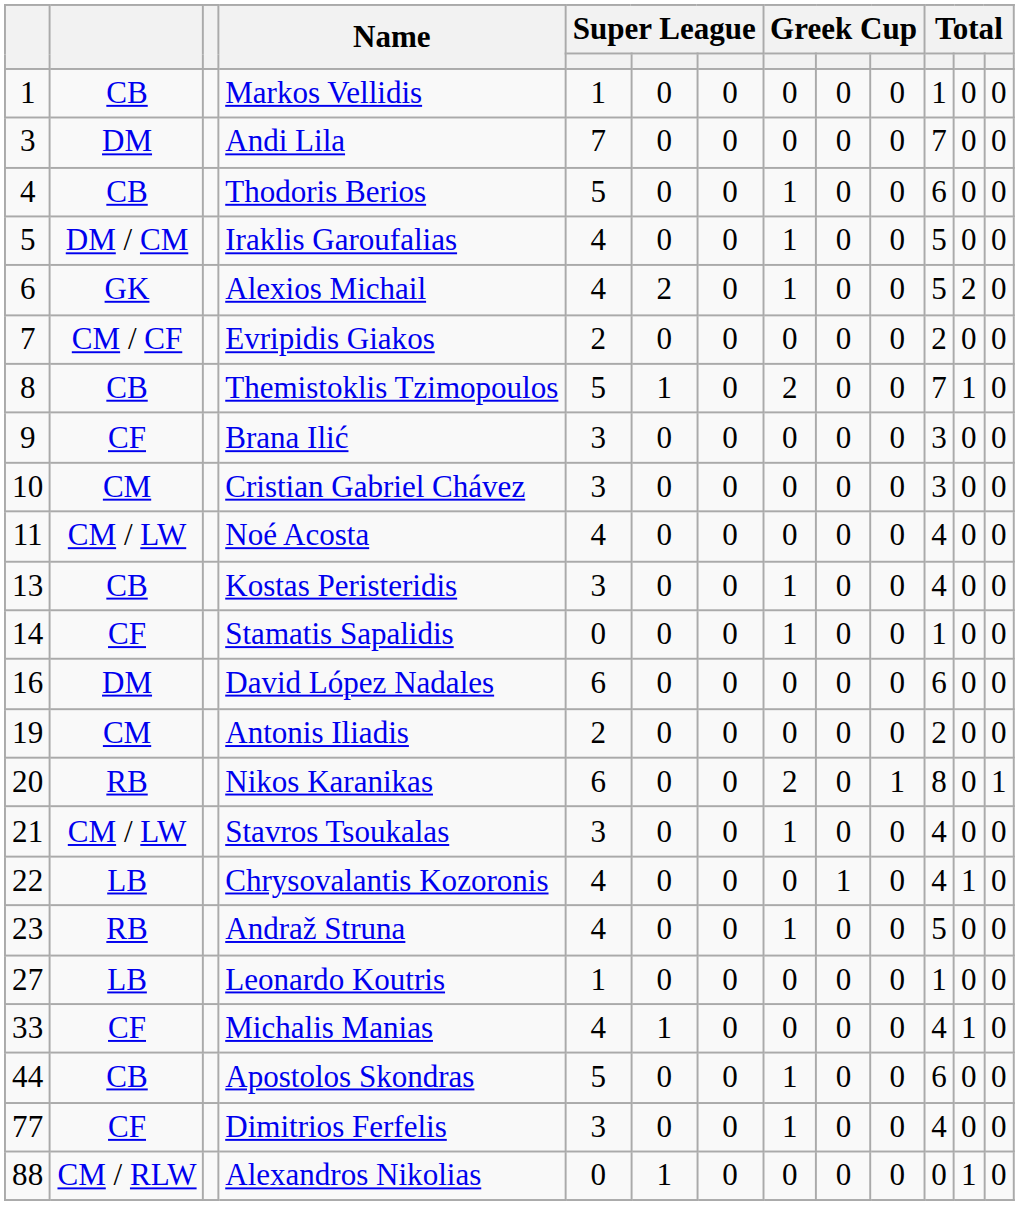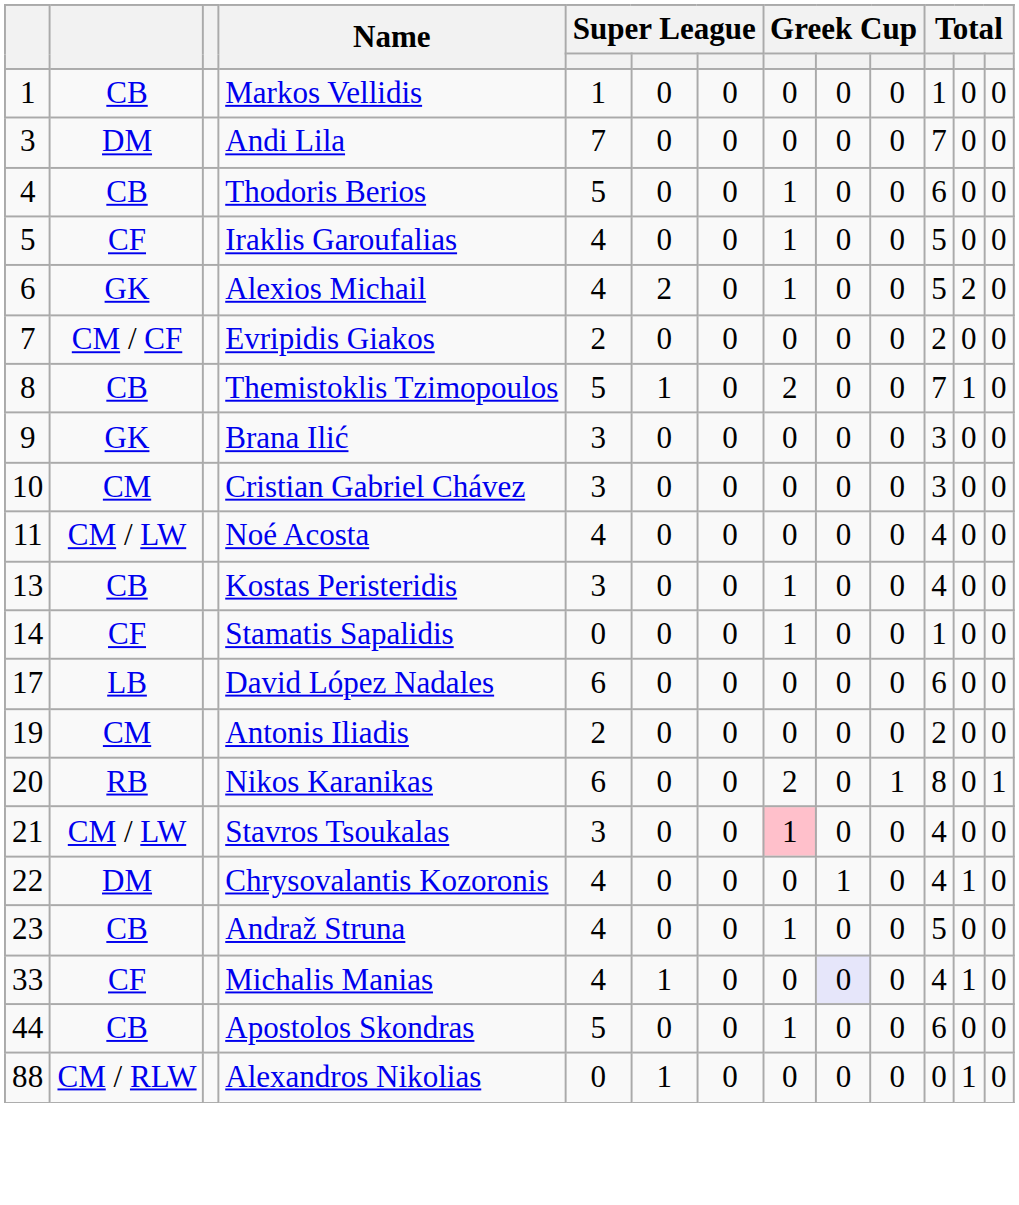(127, 240) DM / CM -> (127, 240) CF
(127, 437) CF -> (127, 437) GK
(28, 683) 16 -> (28, 683) 17
(127, 683) DM -> (127, 683) LB
(790, 831) no background -> (790, 831) pink background
(127, 880) LB -> (127, 880) DM
(127, 929) RB -> (127, 929) CB
- row: (335, 978)
(843, 1027) no background -> (843, 978) lavender background
- row: (336, 1126)
